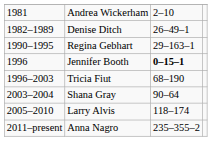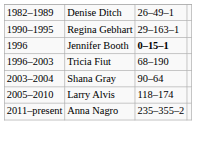- row: (108, 12)
